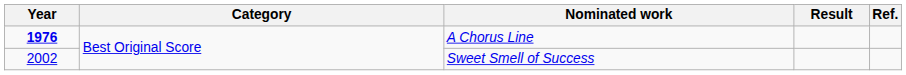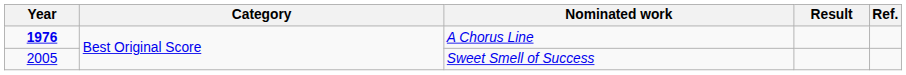(42, 59) 2002 -> (42, 59) 2005
